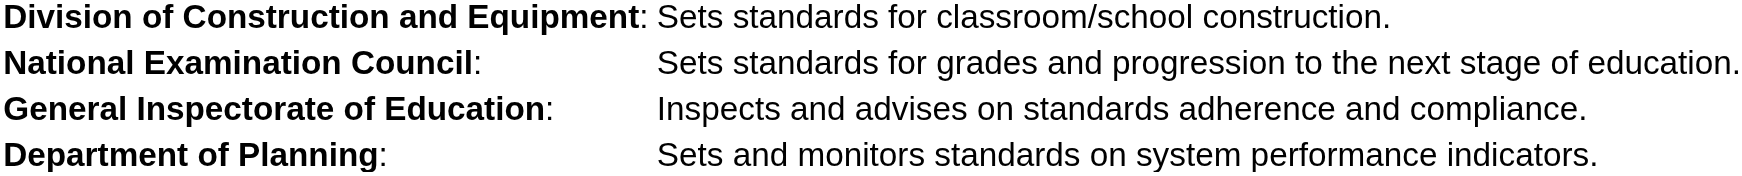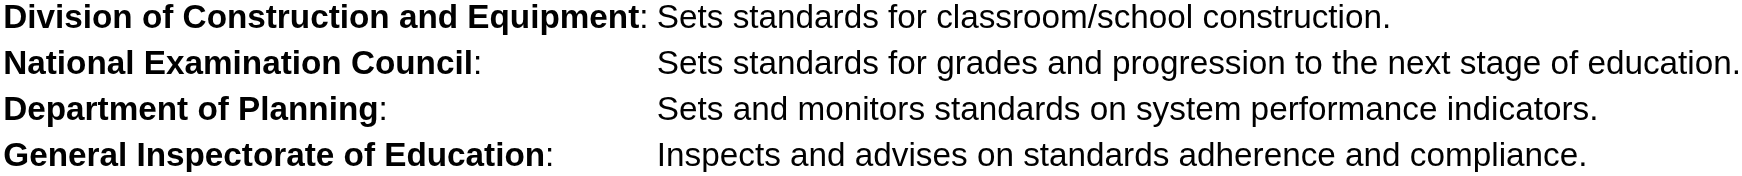rows swapped: (196, 154) <-> (279, 108)
